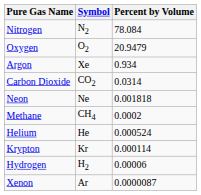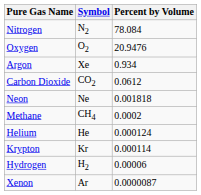(130, 47) 20.9479 -> (130, 47) 20.9476
(128, 81) 0.0314 -> (128, 81) 0.0612
(133, 132) 0.000524 -> (133, 132) 0.000124
